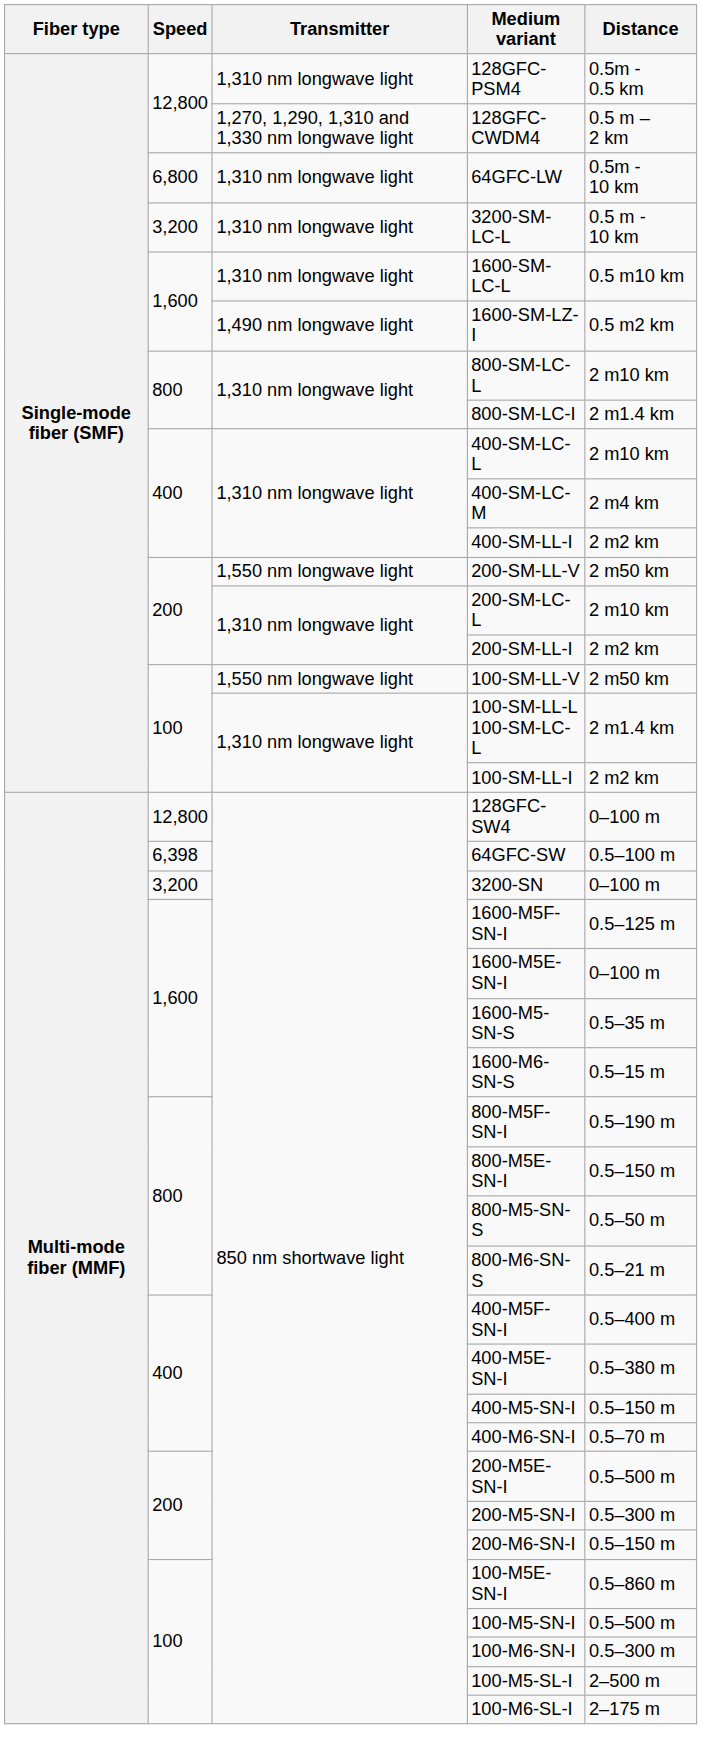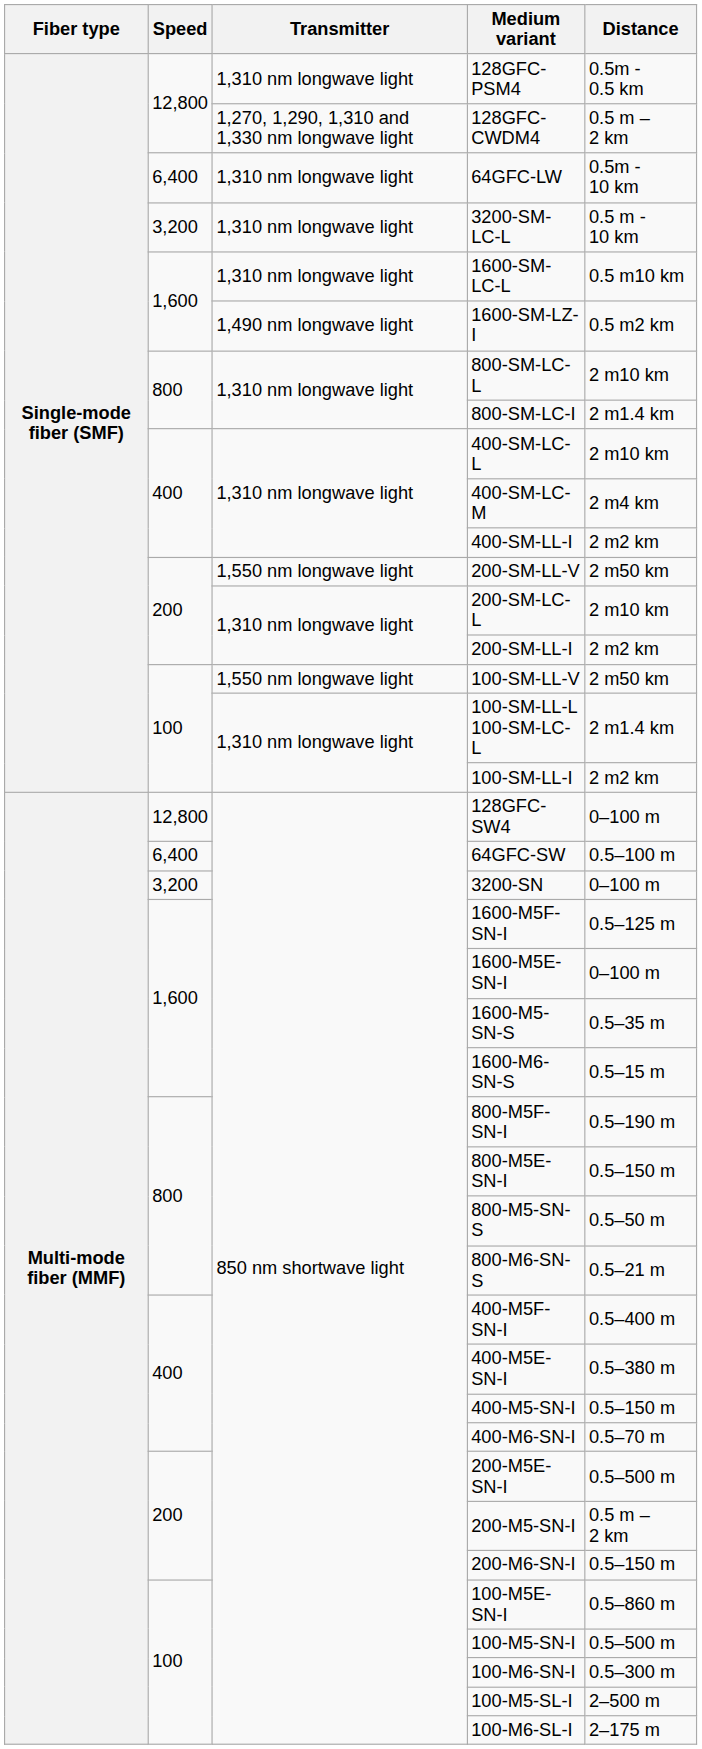(175, 177) 6,800 -> (175, 177) 6,400
(175, 855) 6,398 -> (175, 855) 6,400
(632, 1515) 0.5–300 m -> (619, 1525) 0.5 m – 2 km
